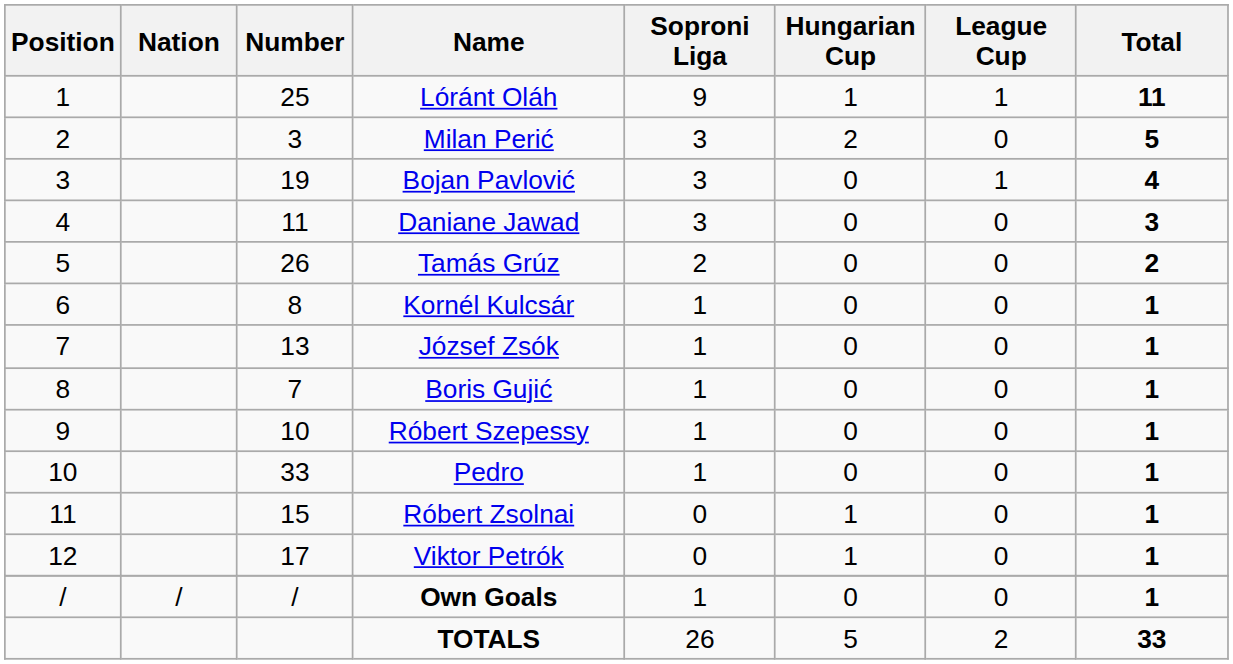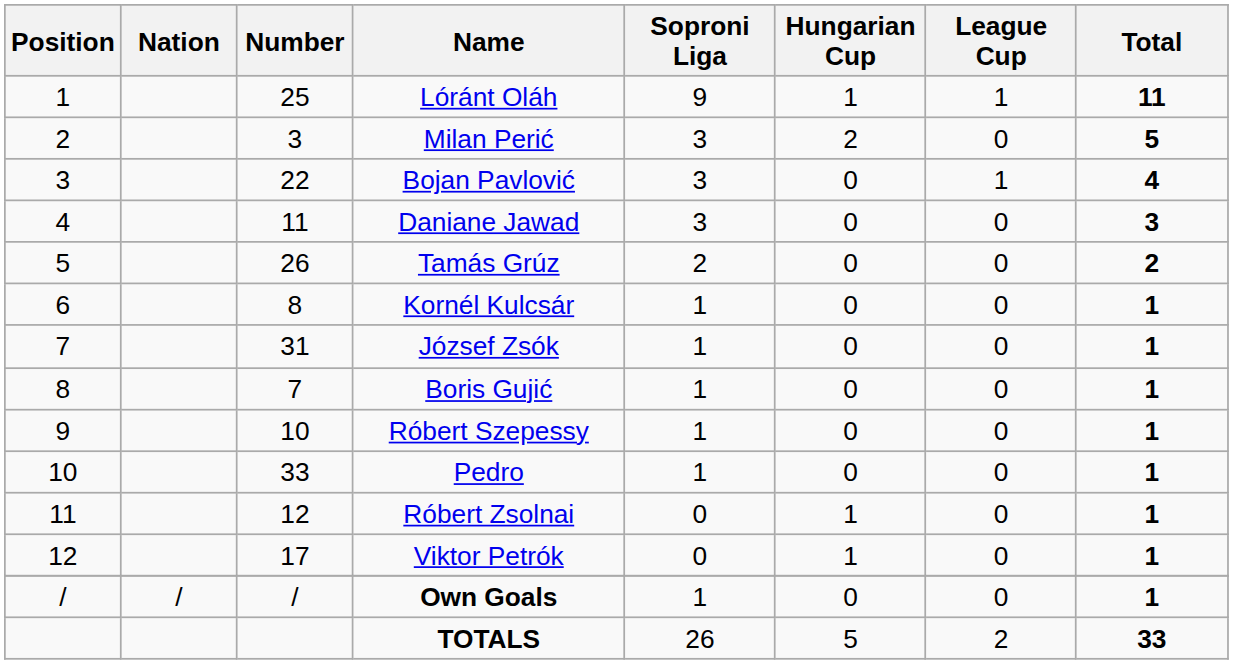(295, 180) 19 -> (295, 180) 22
(295, 347) 13 -> (295, 347) 31
(295, 513) 15 -> (295, 513) 12
